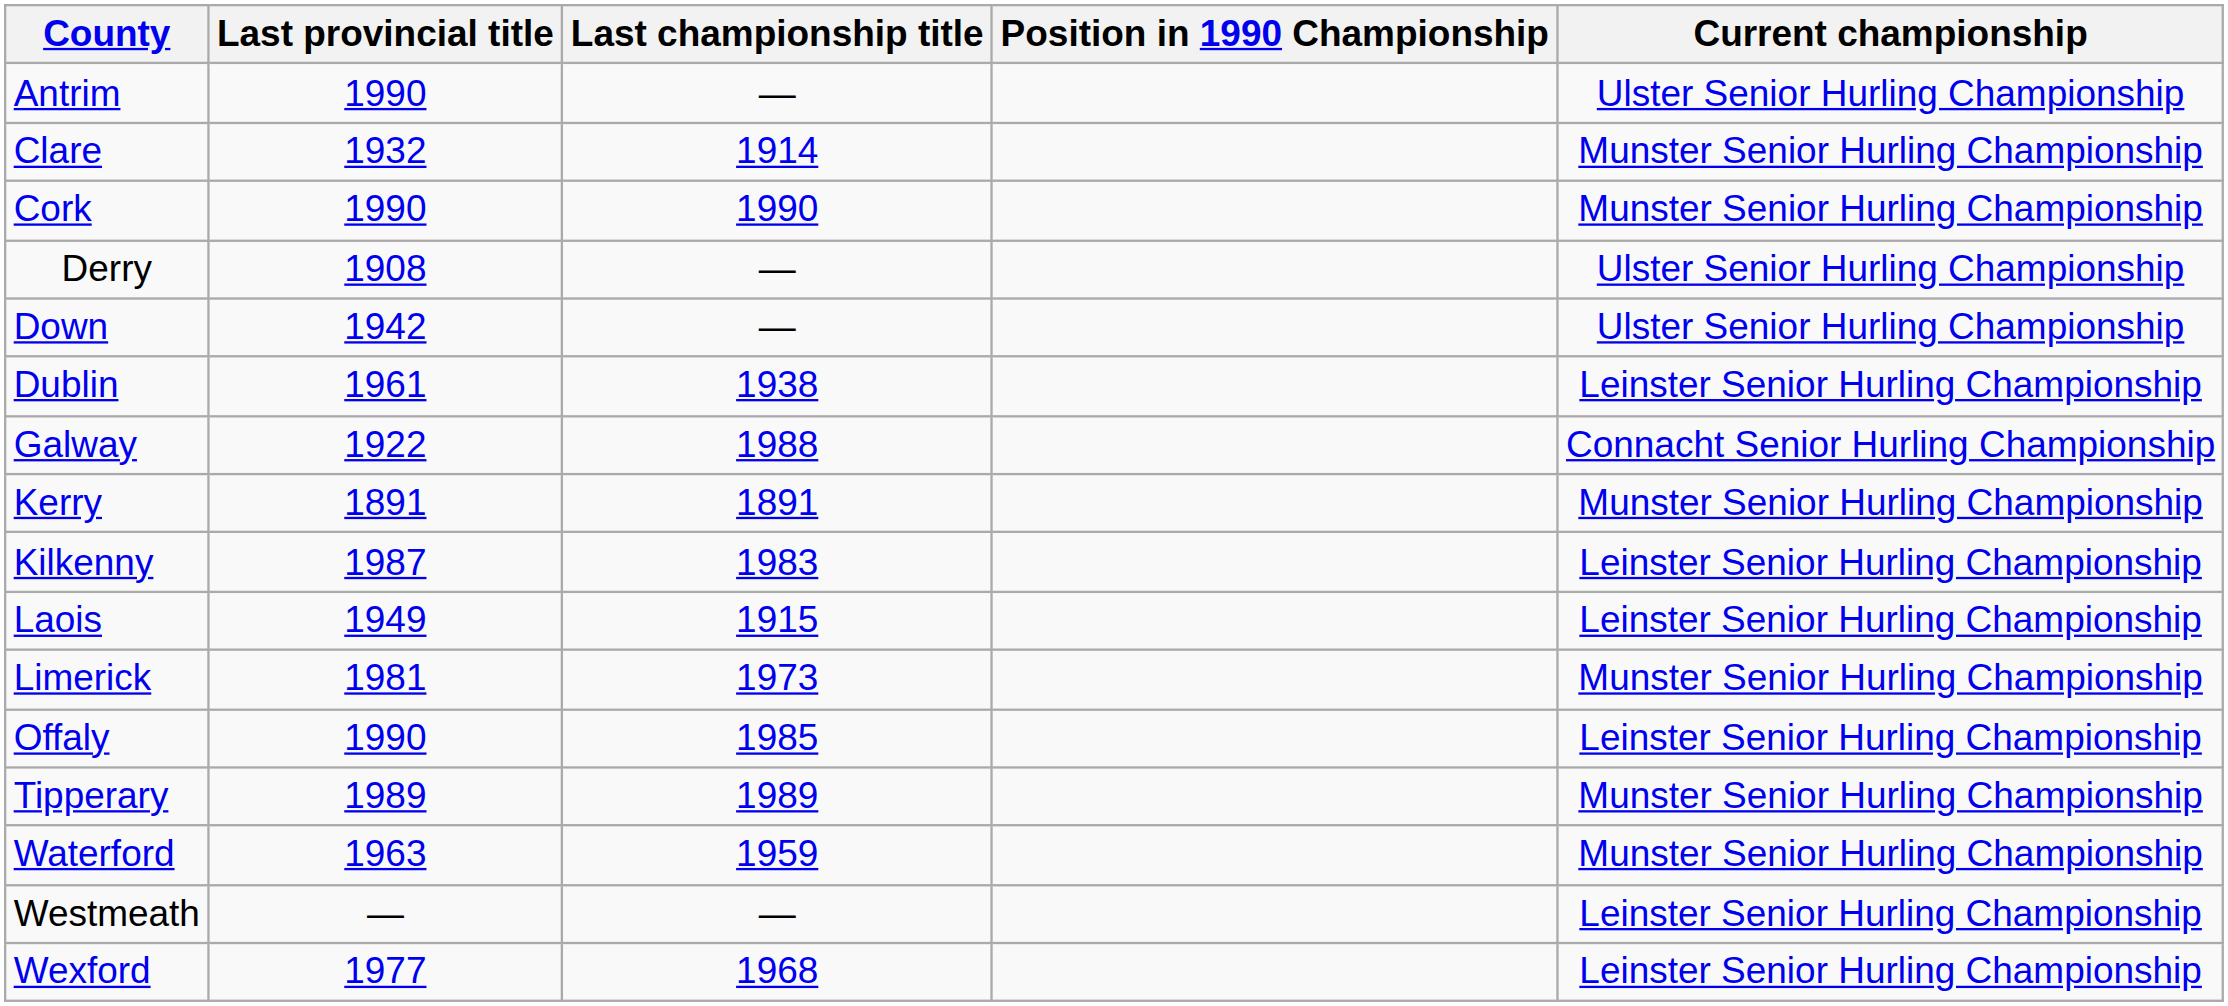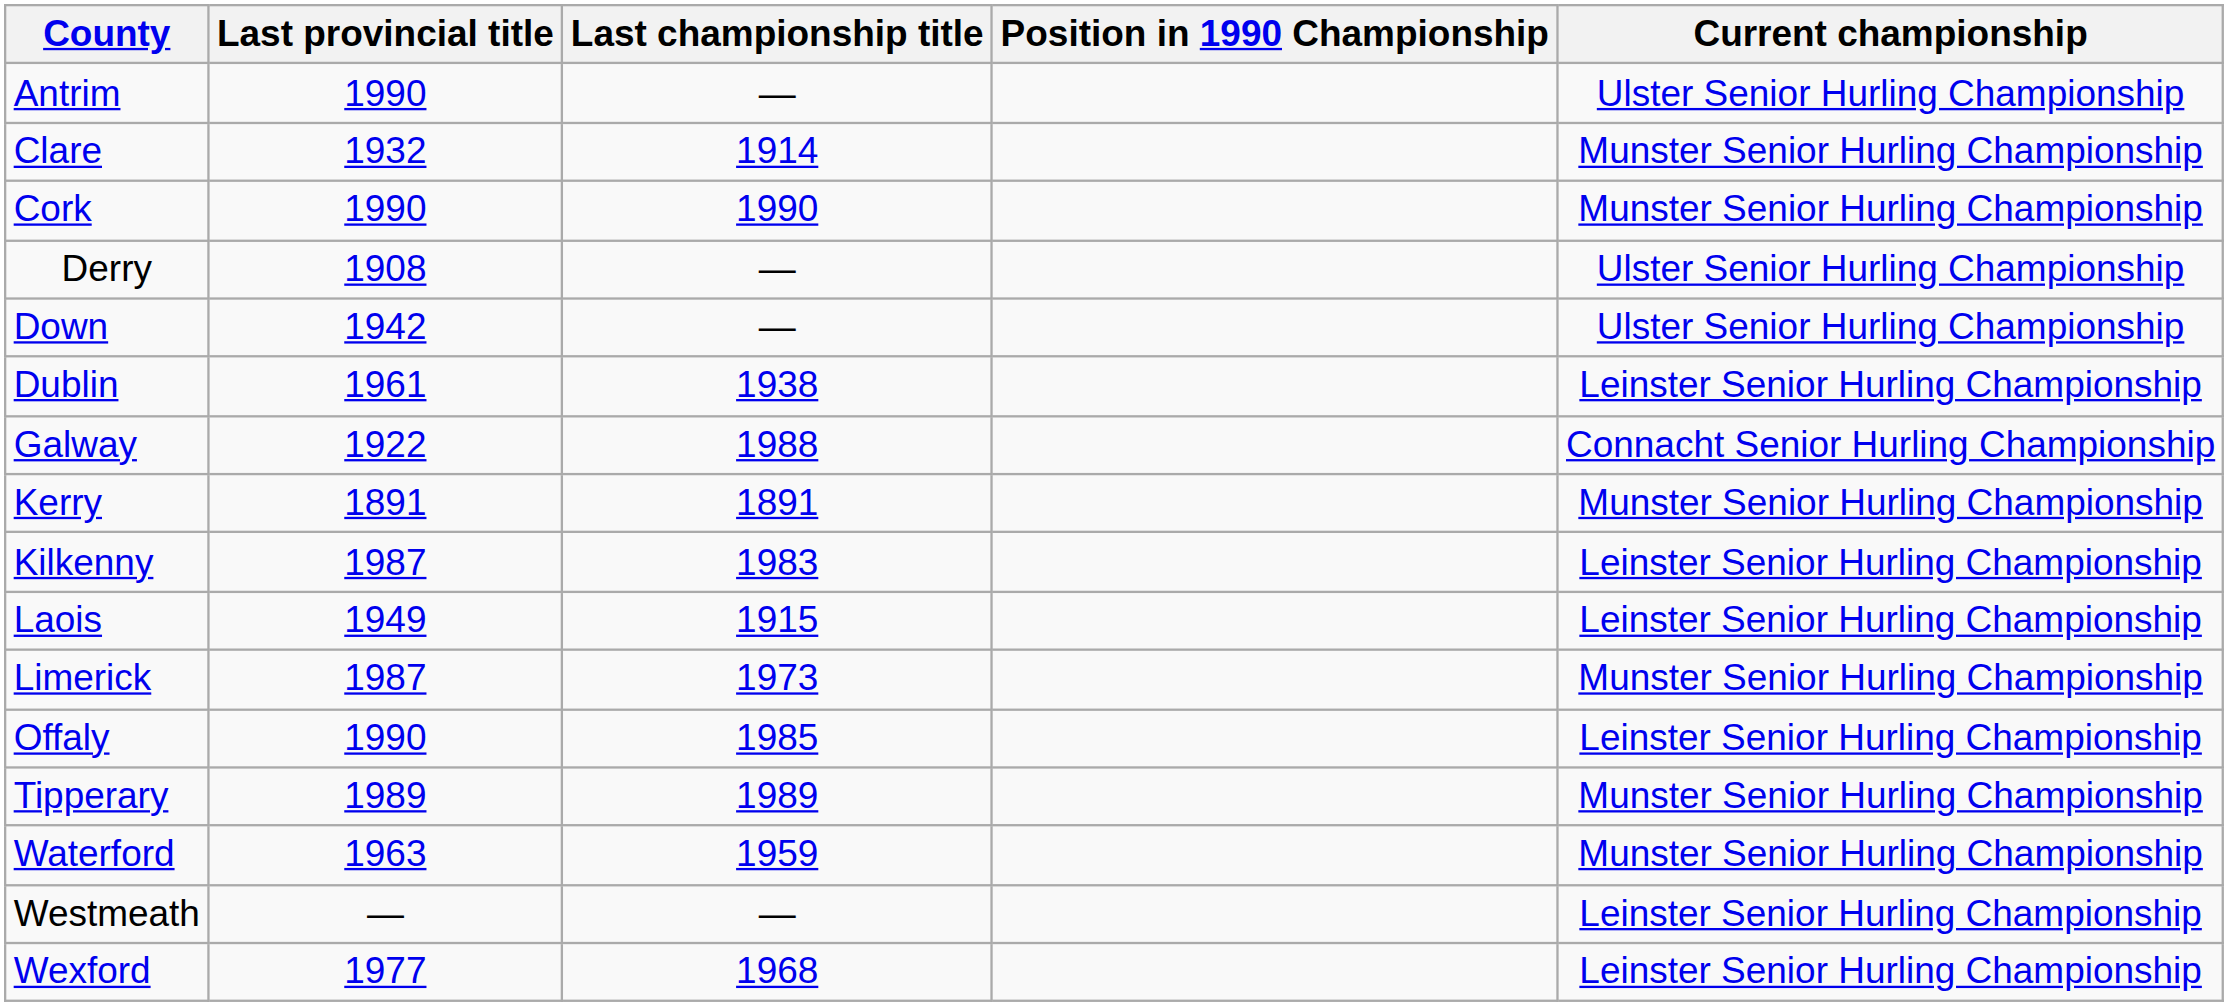(385, 678) 1981 -> (385, 678) 1987
